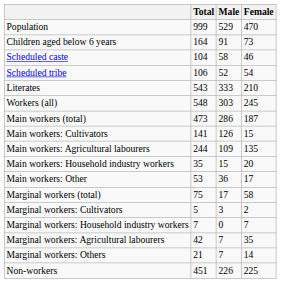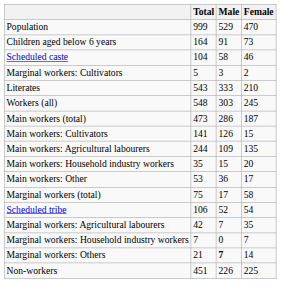rows swapped: (37, 73) <-> (65, 210)
rows swapped: (85, 240) <-> (98, 225)
(221, 255) normal -> (221, 255) bold
